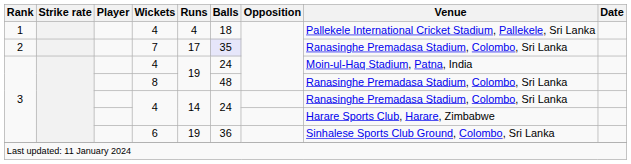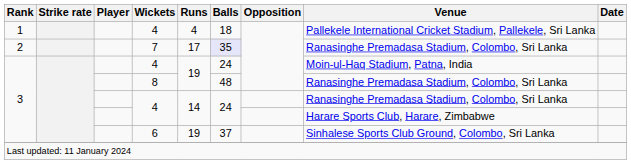(226, 133) 36 -> (226, 133) 37
